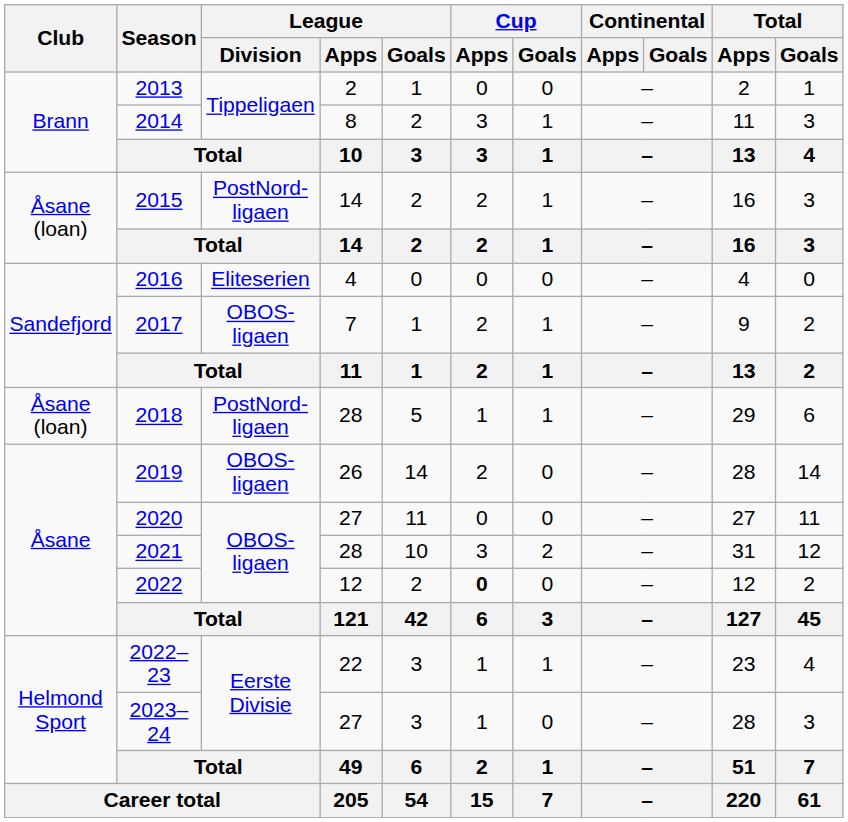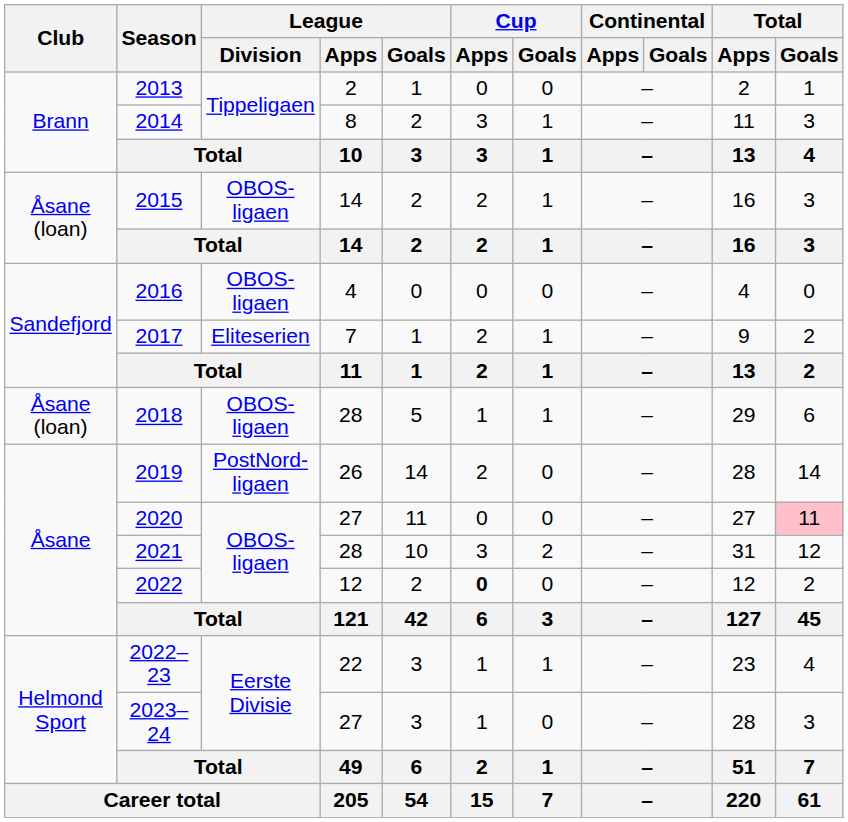(260, 200) PostNord-ligaen -> (260, 200) OBOS-ligaen
(261, 279) Eliteserien -> (260, 291) OBOS-ligaen
(260, 324) OBOS-ligaen -> (261, 336) Eliteserien
(260, 415) PostNord-ligaen -> (260, 415) OBOS-ligaen
(260, 472) OBOS-ligaen -> (260, 472) PostNord-ligaen
(809, 518) no background -> (809, 518) pink background
